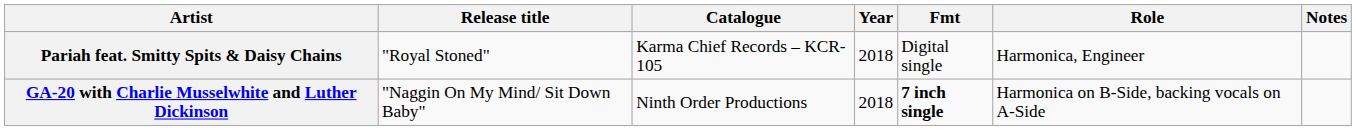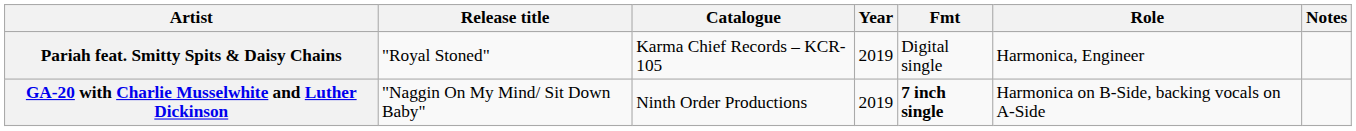(876, 55) 2018 -> (876, 55) 2019
(876, 102) 2018 -> (876, 102) 2019
